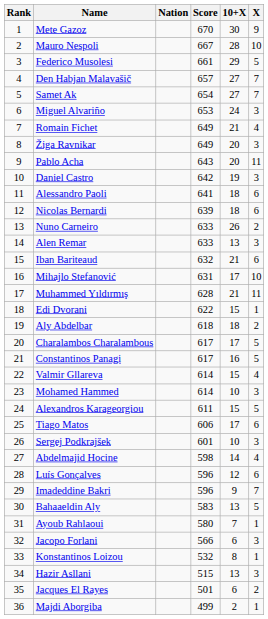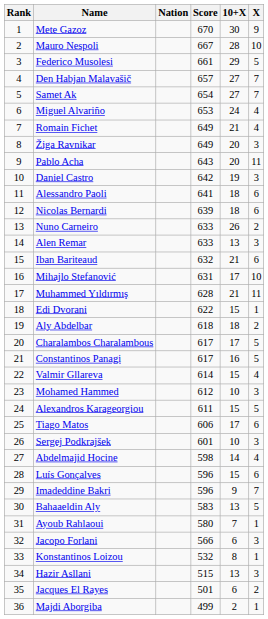(256, 111) 3 -> (256, 111) 4
(205, 392) 614 -> (205, 392) 612
(234, 474) 12 -> (234, 474) 15
